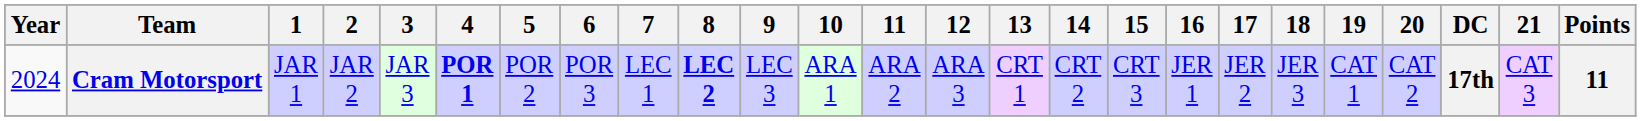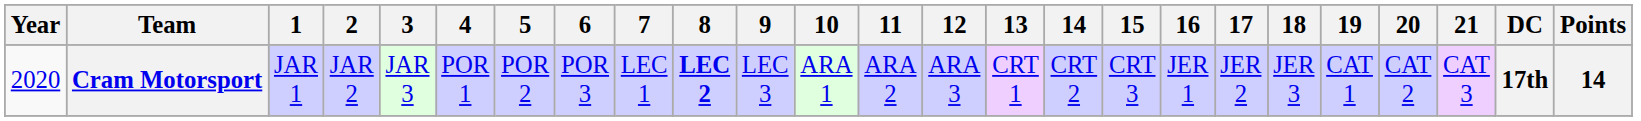columns swapped: (1529, 24) <-> (1471, 24)
(36, 79) 2024 -> (36, 79) 2020
(467, 79) bold -> (465, 79) normal
(1597, 79) 11 -> (1593, 79) 14
